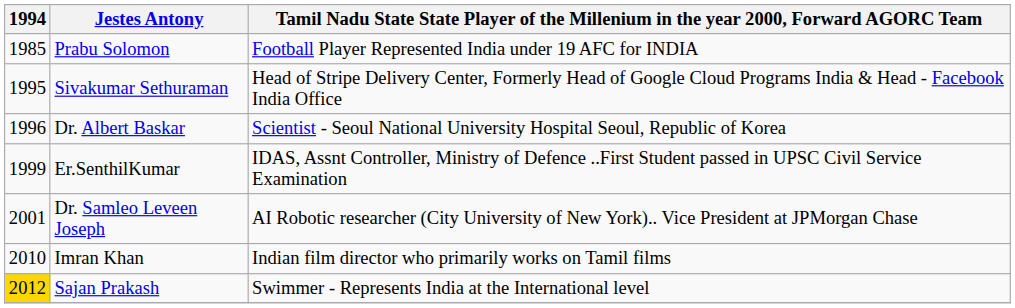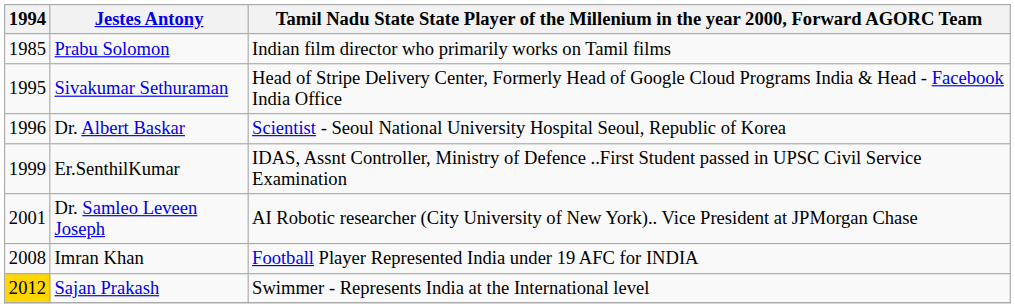(475, 48) Football Player Represented India under 19 AFC for INDIA -> (462, 48) Indian film director who primarily works on Tamil films
(27, 258) 2010 -> (27, 258) 2008
(462, 258) Indian film director who primarily works on Tamil films -> (475, 258) Football Player Represented India under 19 AFC for INDIA
